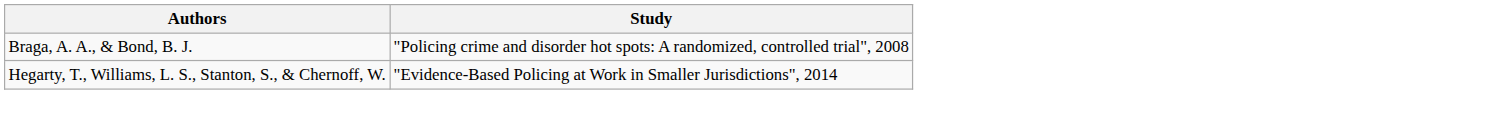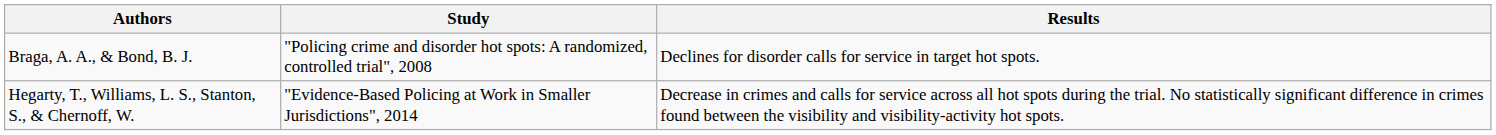+ column: (1074, 18)
